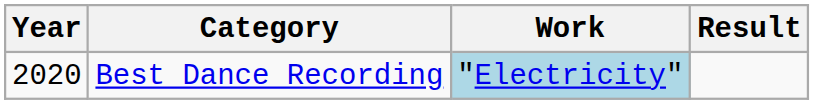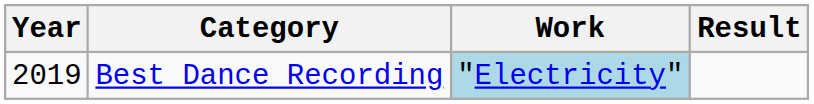(47, 76) 2020 -> (47, 76) 2019
